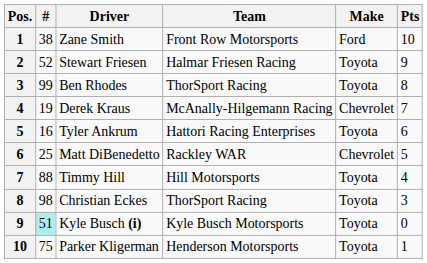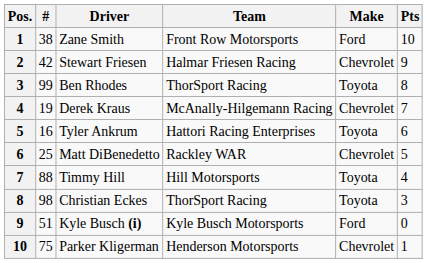(46, 62) 52 -> (46, 62) 42
(358, 62) Toyota -> (367, 62) Chevrolet
(46, 223) paleturquoise background -> (46, 223) no background
(358, 223) Toyota -> (352, 223) Ford
(358, 246) Toyota -> (367, 246) Chevrolet
